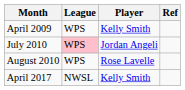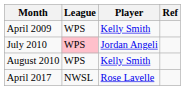(127, 61) Rose Lavelle -> (126, 61) Kelly Smith
(126, 77) Kelly Smith -> (127, 77) Rose Lavelle
